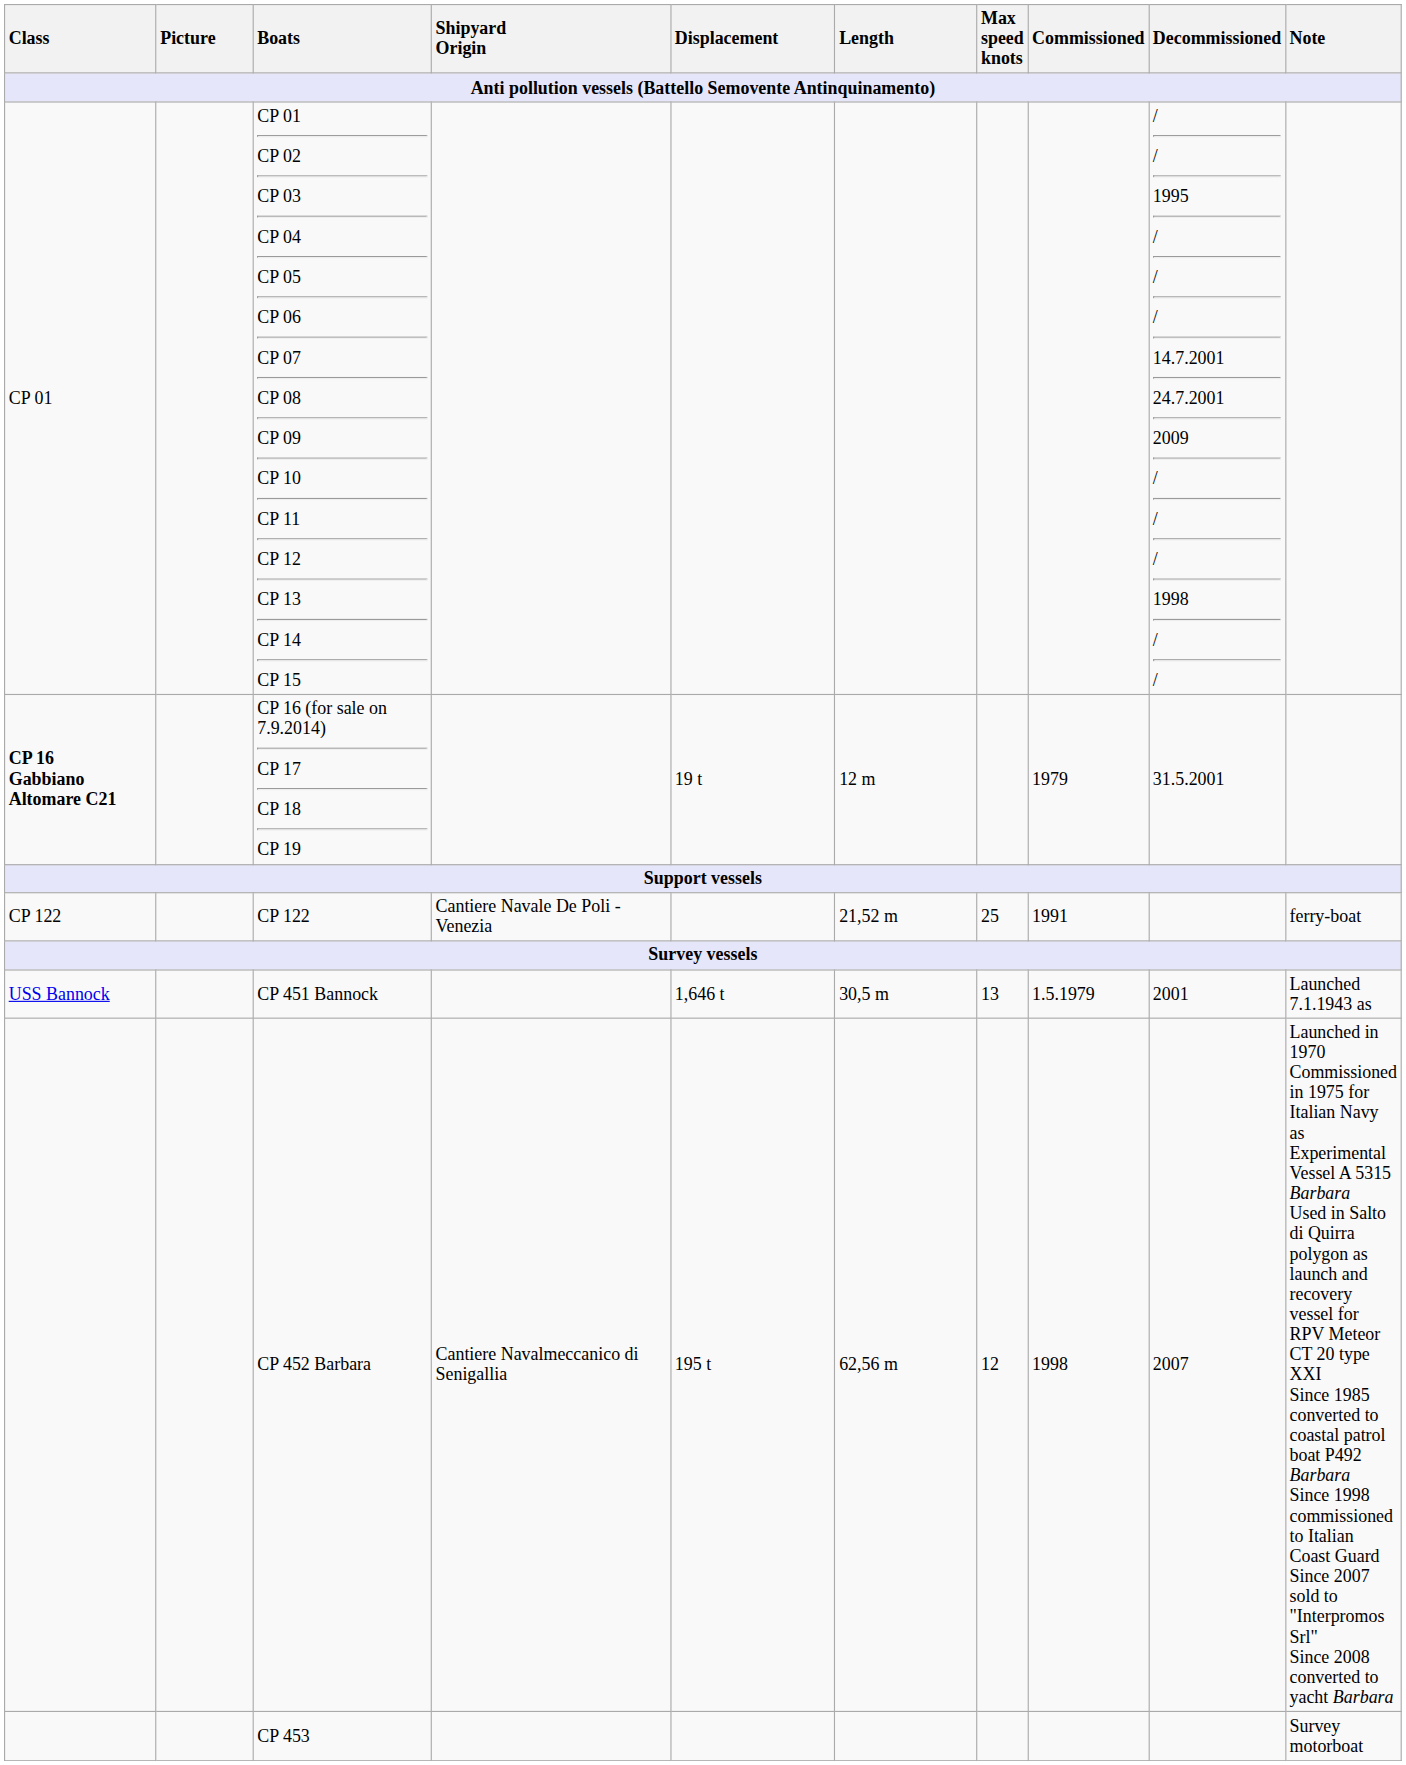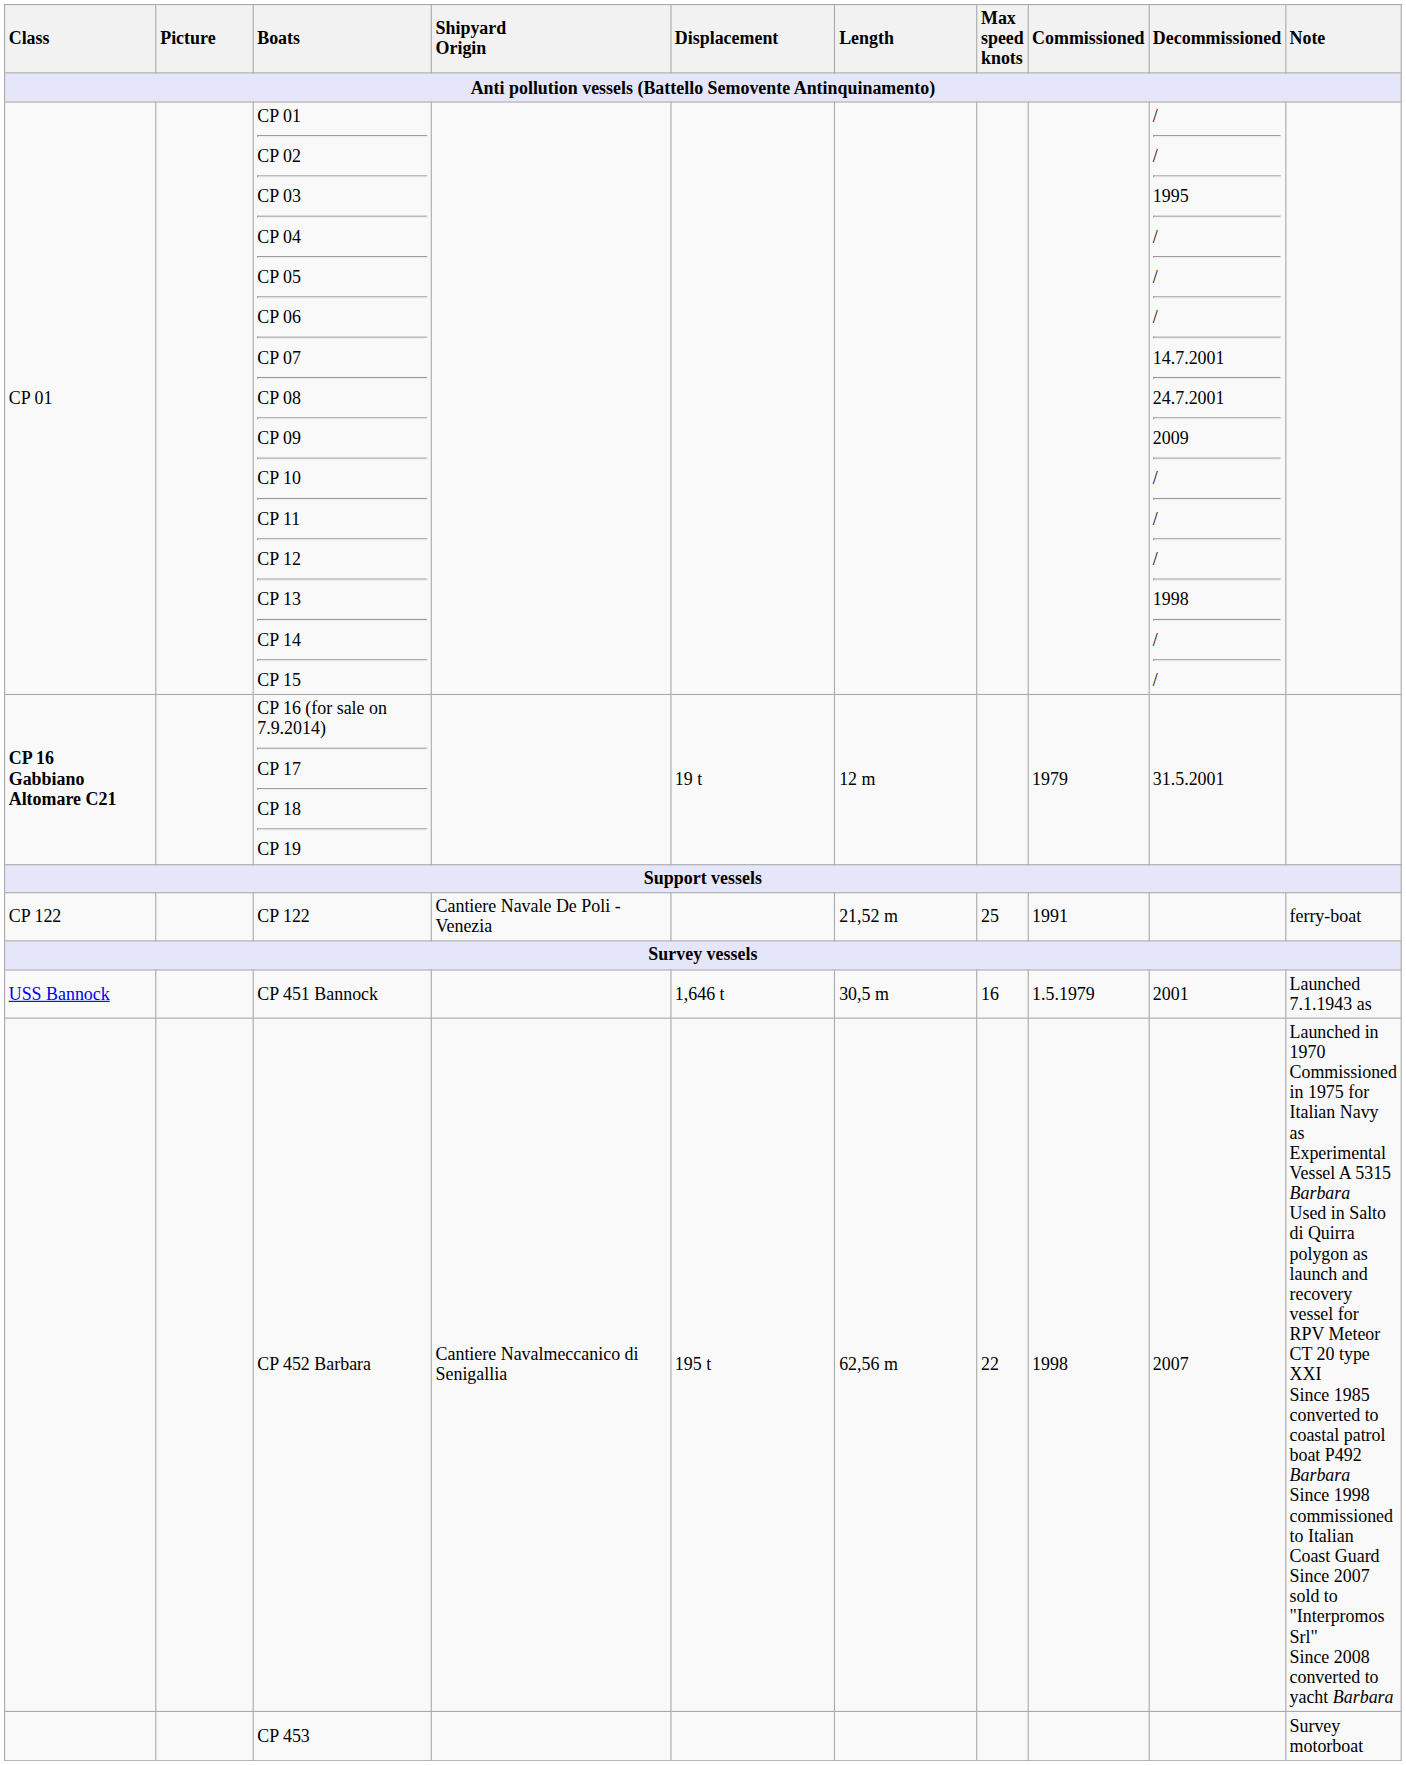(990, 993) 13 -> (990, 993) 16
(990, 1364) 12 -> (990, 1364) 22
